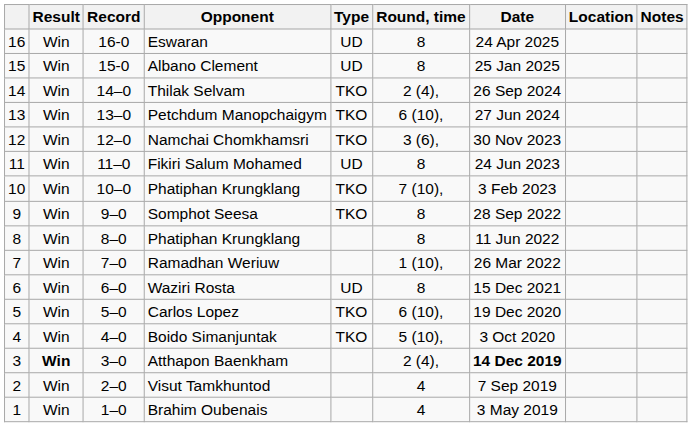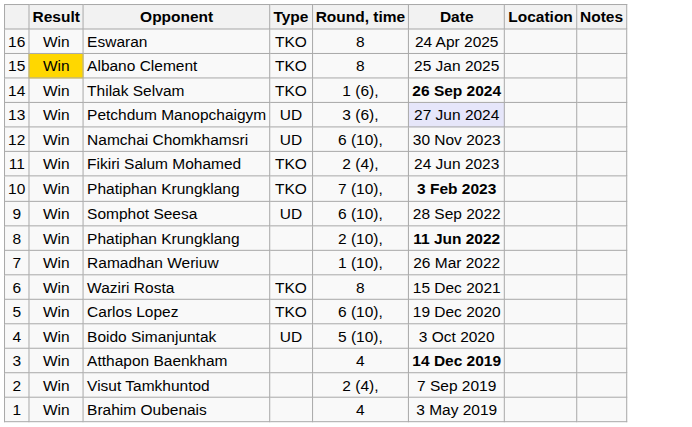- column: (114, 17)
(352, 42) UD -> (291, 42) TKO
(56, 66) no background -> (56, 66) gold background
(352, 66) UD -> (291, 66) TKO
(421, 91) 2 (4), -> (360, 91) 1 (6),
(517, 91) normal -> (457, 91) bold
(352, 115) TKO -> (291, 115) UD
(421, 115) 6 (10), -> (360, 115) 3 (6),
(517, 115) no background -> (457, 115) lavender background
(352, 140) TKO -> (291, 140) UD
(421, 140) 3 (6), -> (360, 140) 6 (10),
(352, 164) UD -> (291, 164) TKO
(421, 164) 8 -> (360, 164) 2 (4),
(517, 189) normal -> (457, 189) bold
(352, 213) TKO -> (291, 213) UD
(421, 213) 8 -> (360, 213) 6 (10),
(421, 238) 8 -> (360, 238) 2 (10),
(517, 238) normal -> (457, 238) bold
(352, 287) UD -> (291, 287) TKO
(352, 336) TKO -> (291, 336) UD
(56, 361) bold -> (56, 361) normal
(421, 361) 2 (4), -> (360, 361) 4
(421, 385) 4 -> (360, 385) 2 (4),
